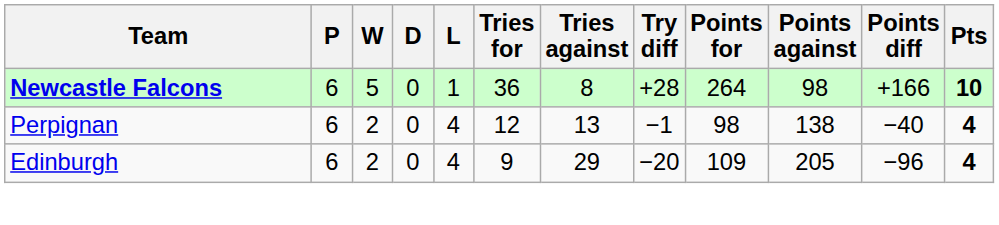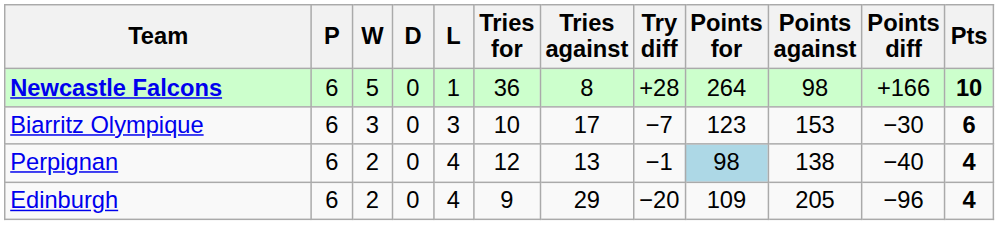+ row: (107, 125)
(726, 125) no background -> (726, 162) lightblue background
